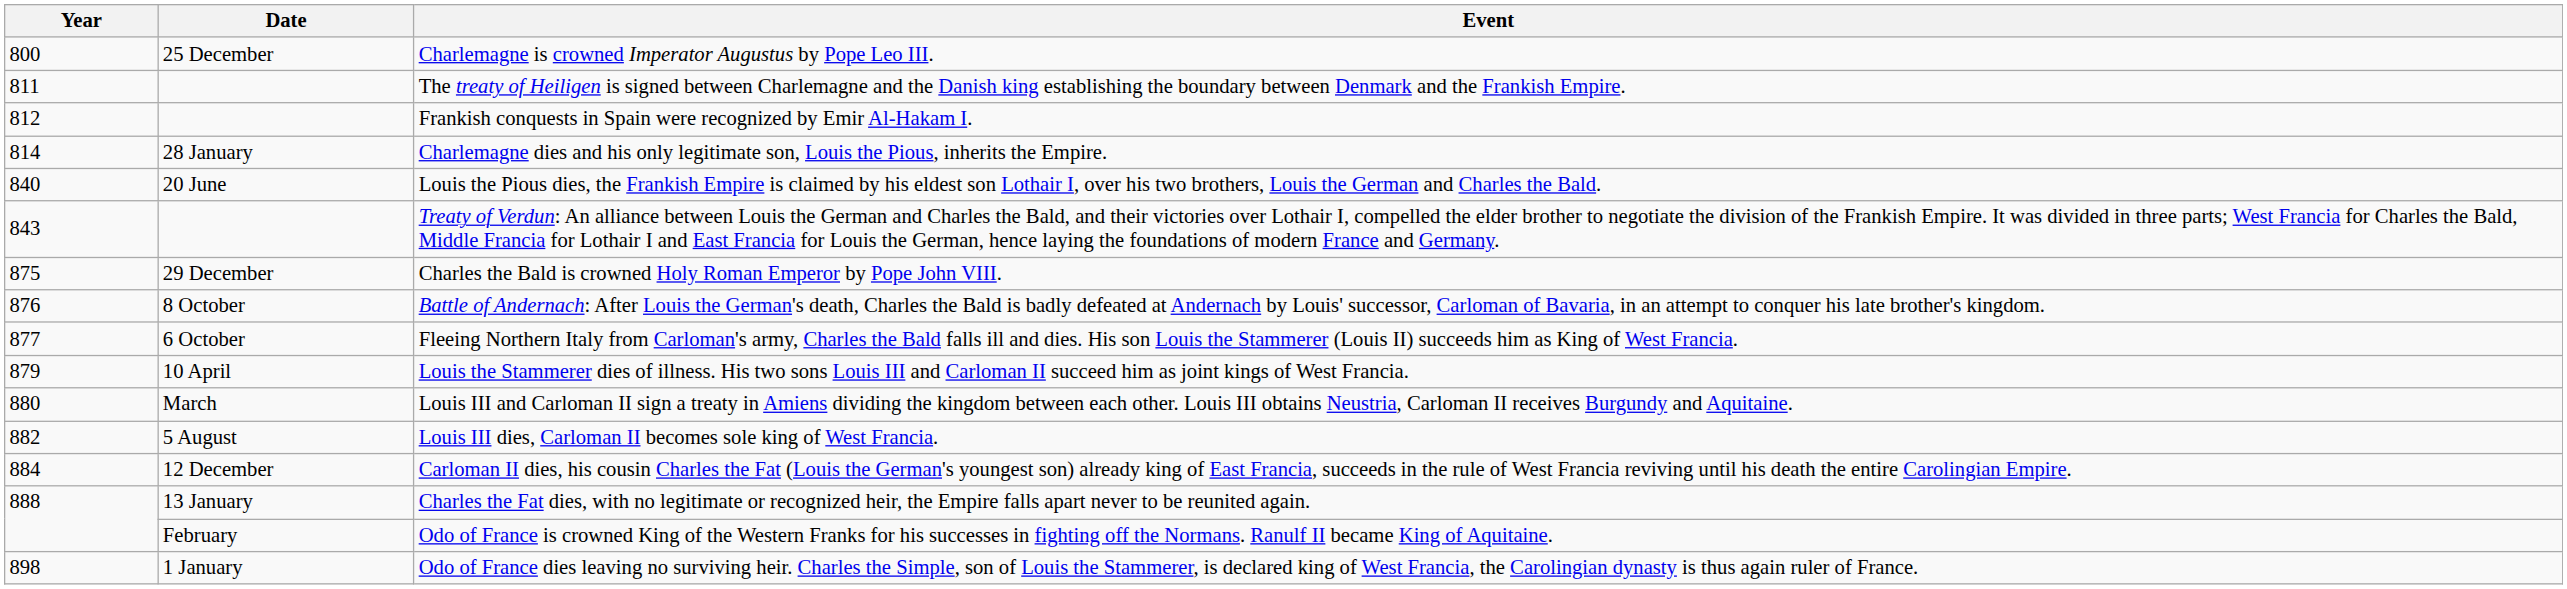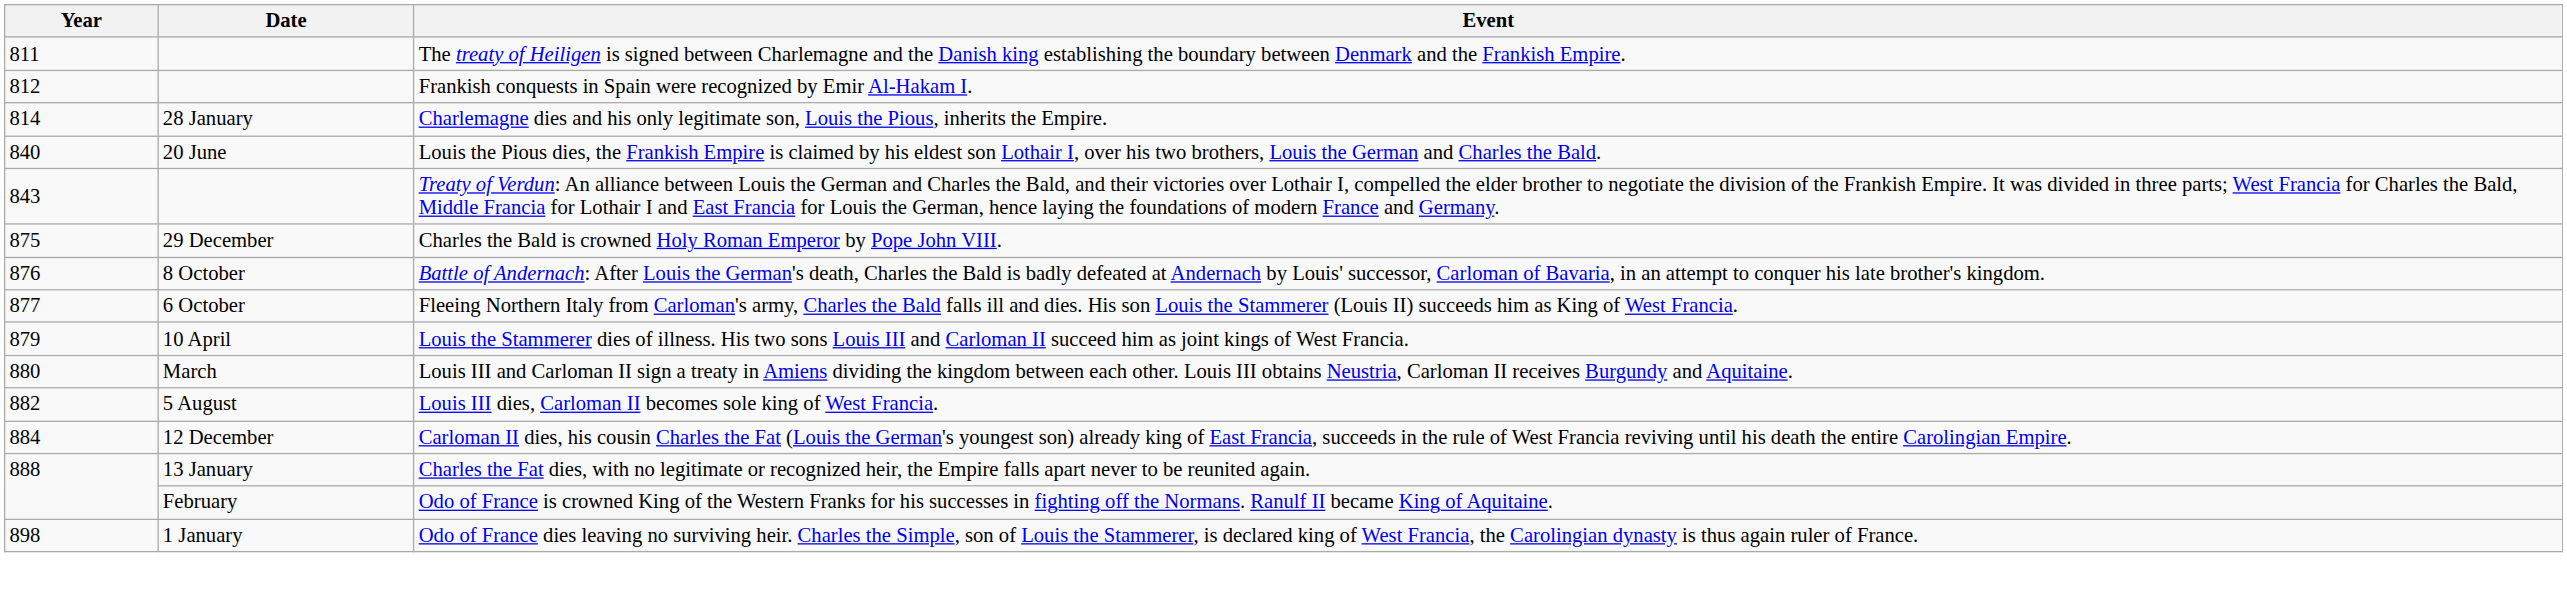- row: (676, 53)
